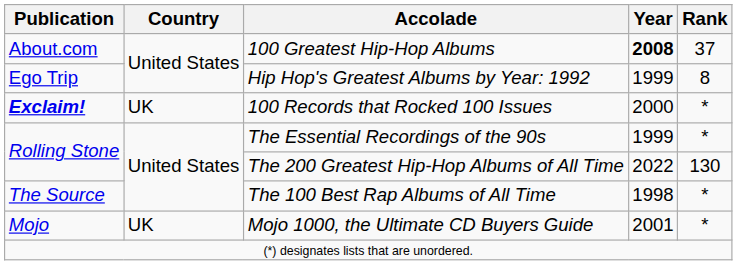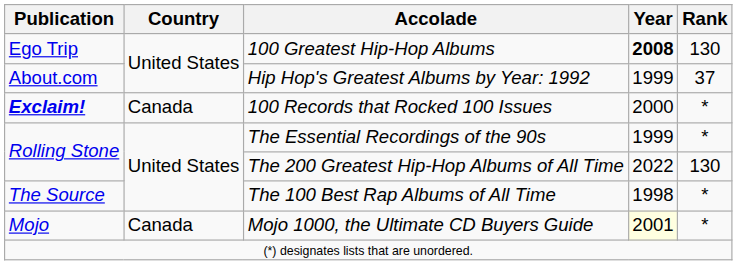(53, 48) About.com -> (43, 48) Ego Trip
(705, 48) 37 -> (705, 48) 130
(43, 78) Ego Trip -> (53, 78) About.com
(705, 78) 8 -> (705, 78) 37
(141, 107) UK -> (160, 107) Canada
(141, 225) UK -> (160, 225) Canada
(653, 225) no background -> (653, 225) lightyellow background
